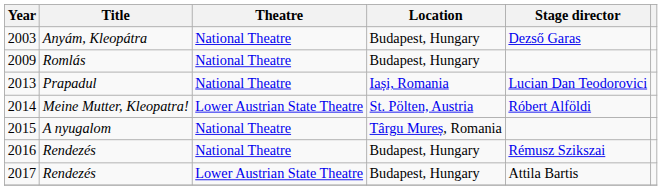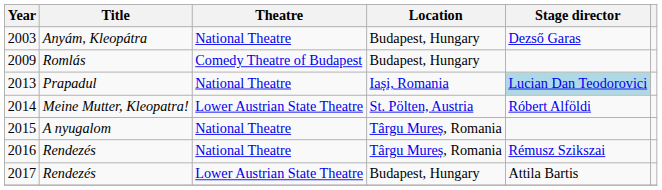(243, 60) National Theatre -> (279, 60) Comedy Theatre of Budapest
(578, 83) no background -> (578, 83) lightblue background
(425, 151) Budapest, Hungary -> (436, 151) Târgu Mureș, Romania
